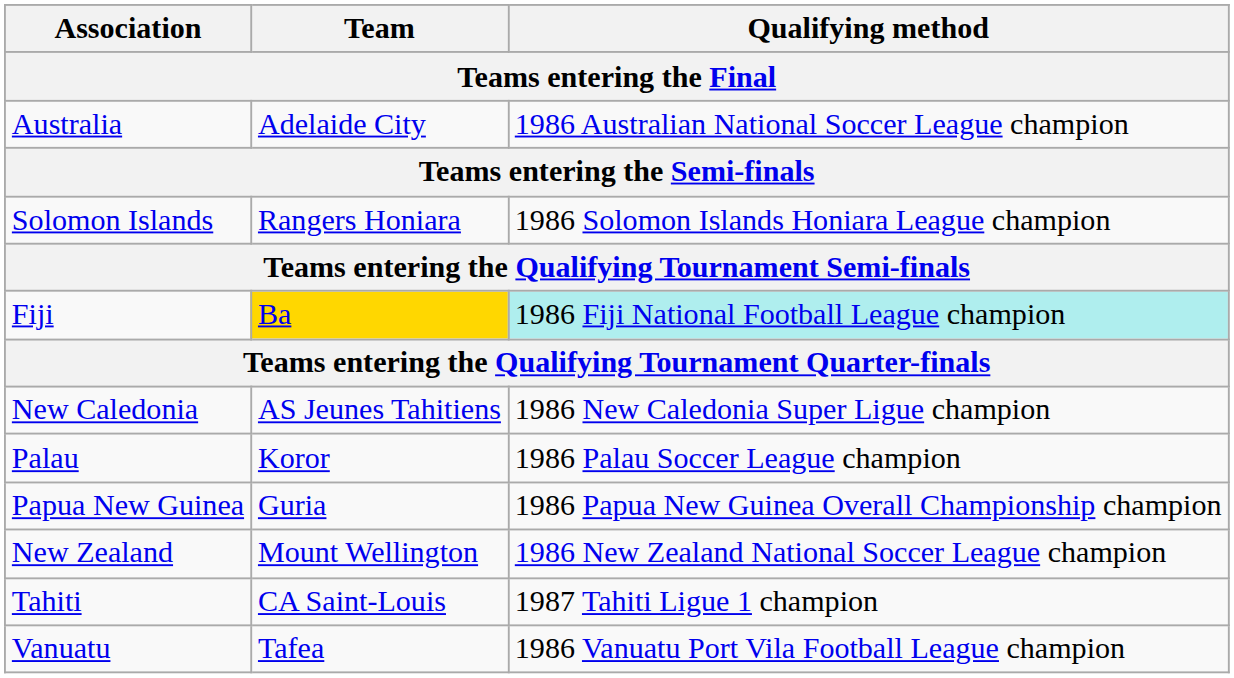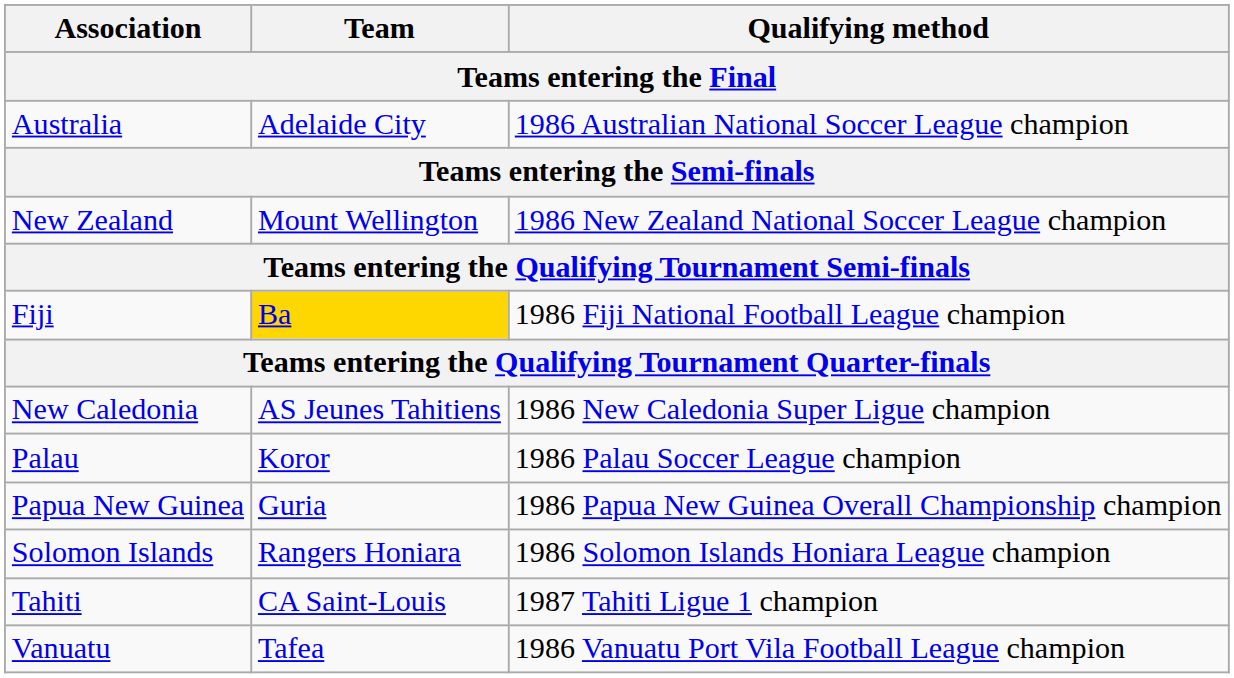rows swapped: (92, 553) <-> (113, 219)
(790, 314) paleturquoise background -> (790, 314) no background
